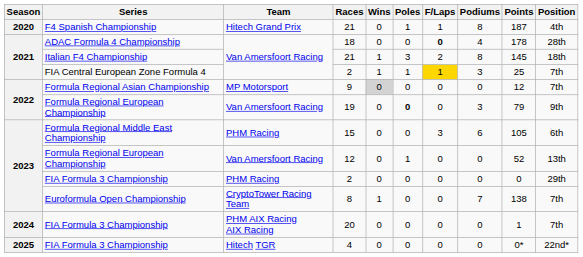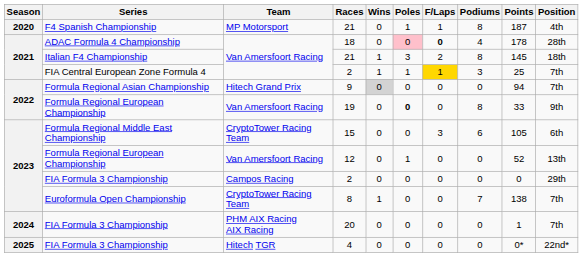(263, 27) Hitech Grand Prix -> (257, 27) MP Motorsport
(408, 42) no background -> (408, 42) pink background
(257, 87) MP Motorsport -> (263, 87) Hitech Grand Prix
(519, 87) 12 -> (519, 87) 94
(480, 108) 3 -> (480, 108) 8
(519, 108) 79 -> (519, 108) 33
(253, 133) PHM Racing -> (269, 133) CryptoTower Racing Team
(253, 179) PHM Racing -> (260, 179) Campos Racing
